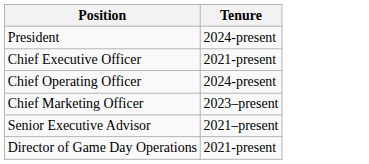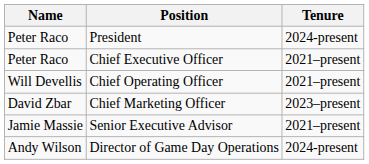+ column: (45, 15)
(240, 59) 2021-present -> (323, 59) 2021–present
(240, 81) 2024-present -> (323, 81) 2021–present
(240, 147) 2021-present -> (322, 147) 2024-present
